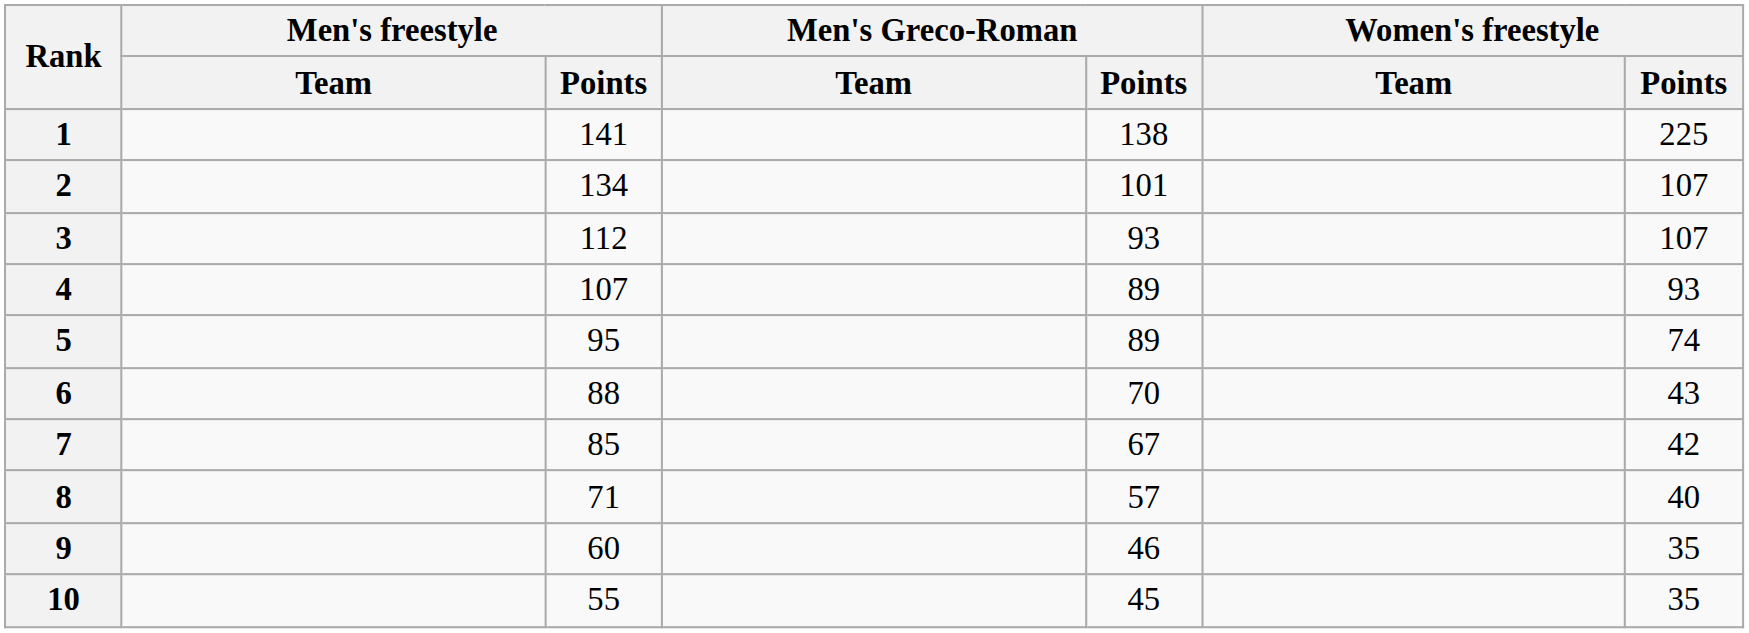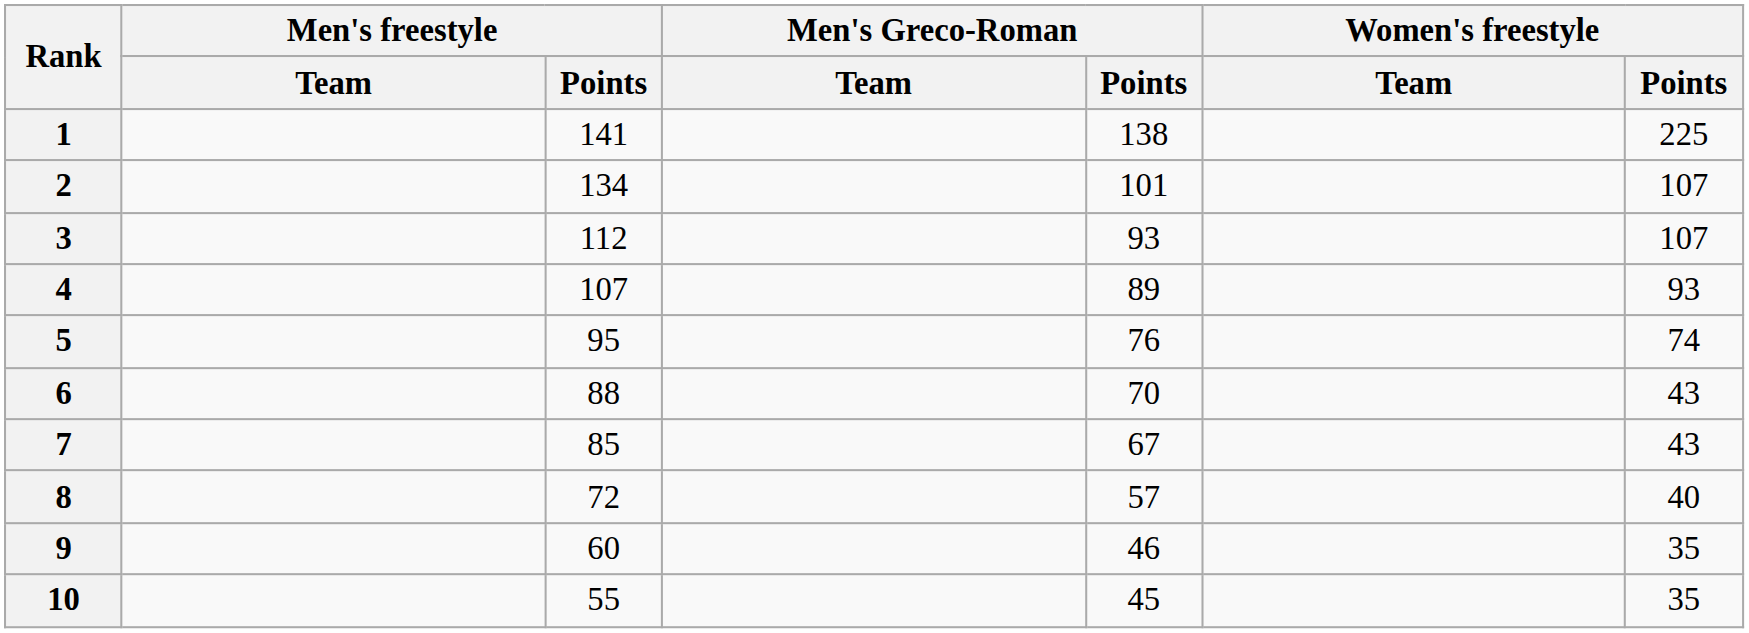(1144, 340) 89 -> (1144, 340) 76
(1684, 444) 42 -> (1684, 444) 43
(604, 496) 71 -> (604, 496) 72
